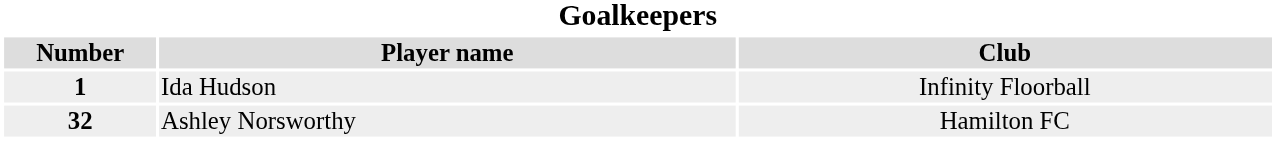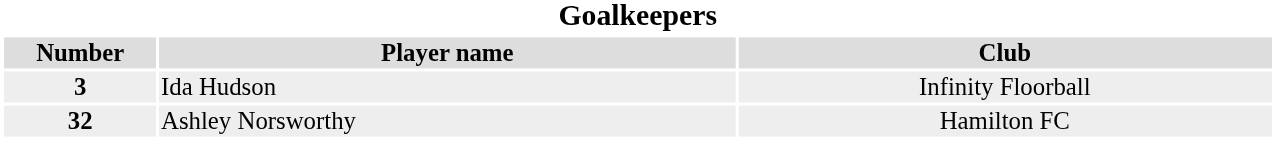(80, 86) 1 -> (80, 86) 3
